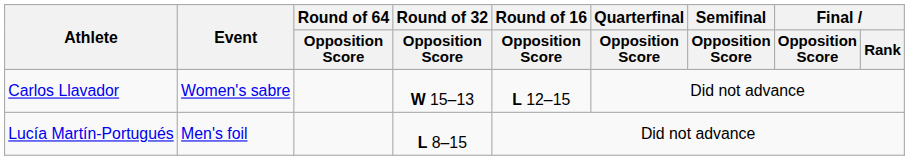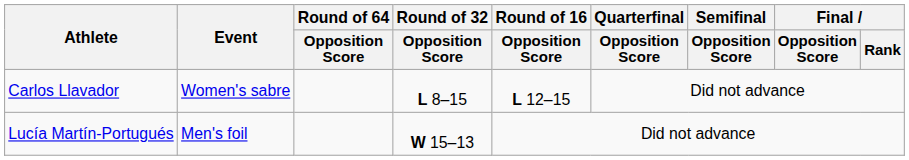(442, 100) W 15–13 -> (442, 100) L 8–15
(442, 143) L 8–15 -> (442, 143) W 15–13
